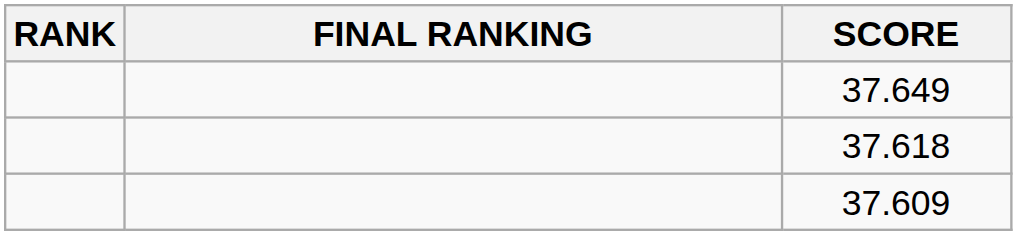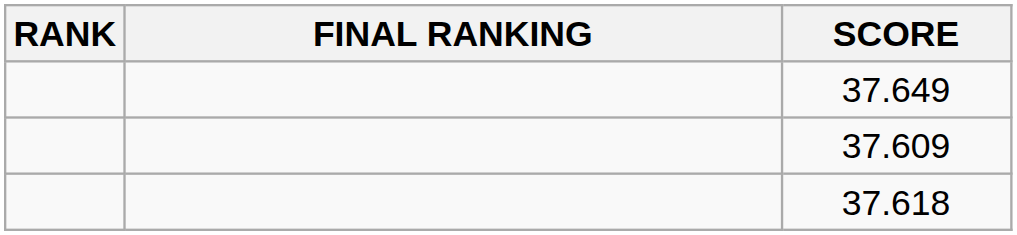rows swapped: (896, 146) <-> (896, 202)
